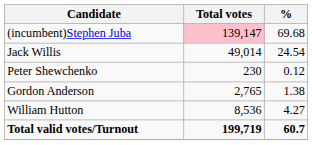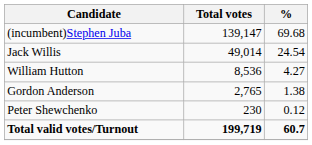(242, 33) pink background -> (242, 33) no background
rows swapped: (45, 110) <-> (52, 71)
